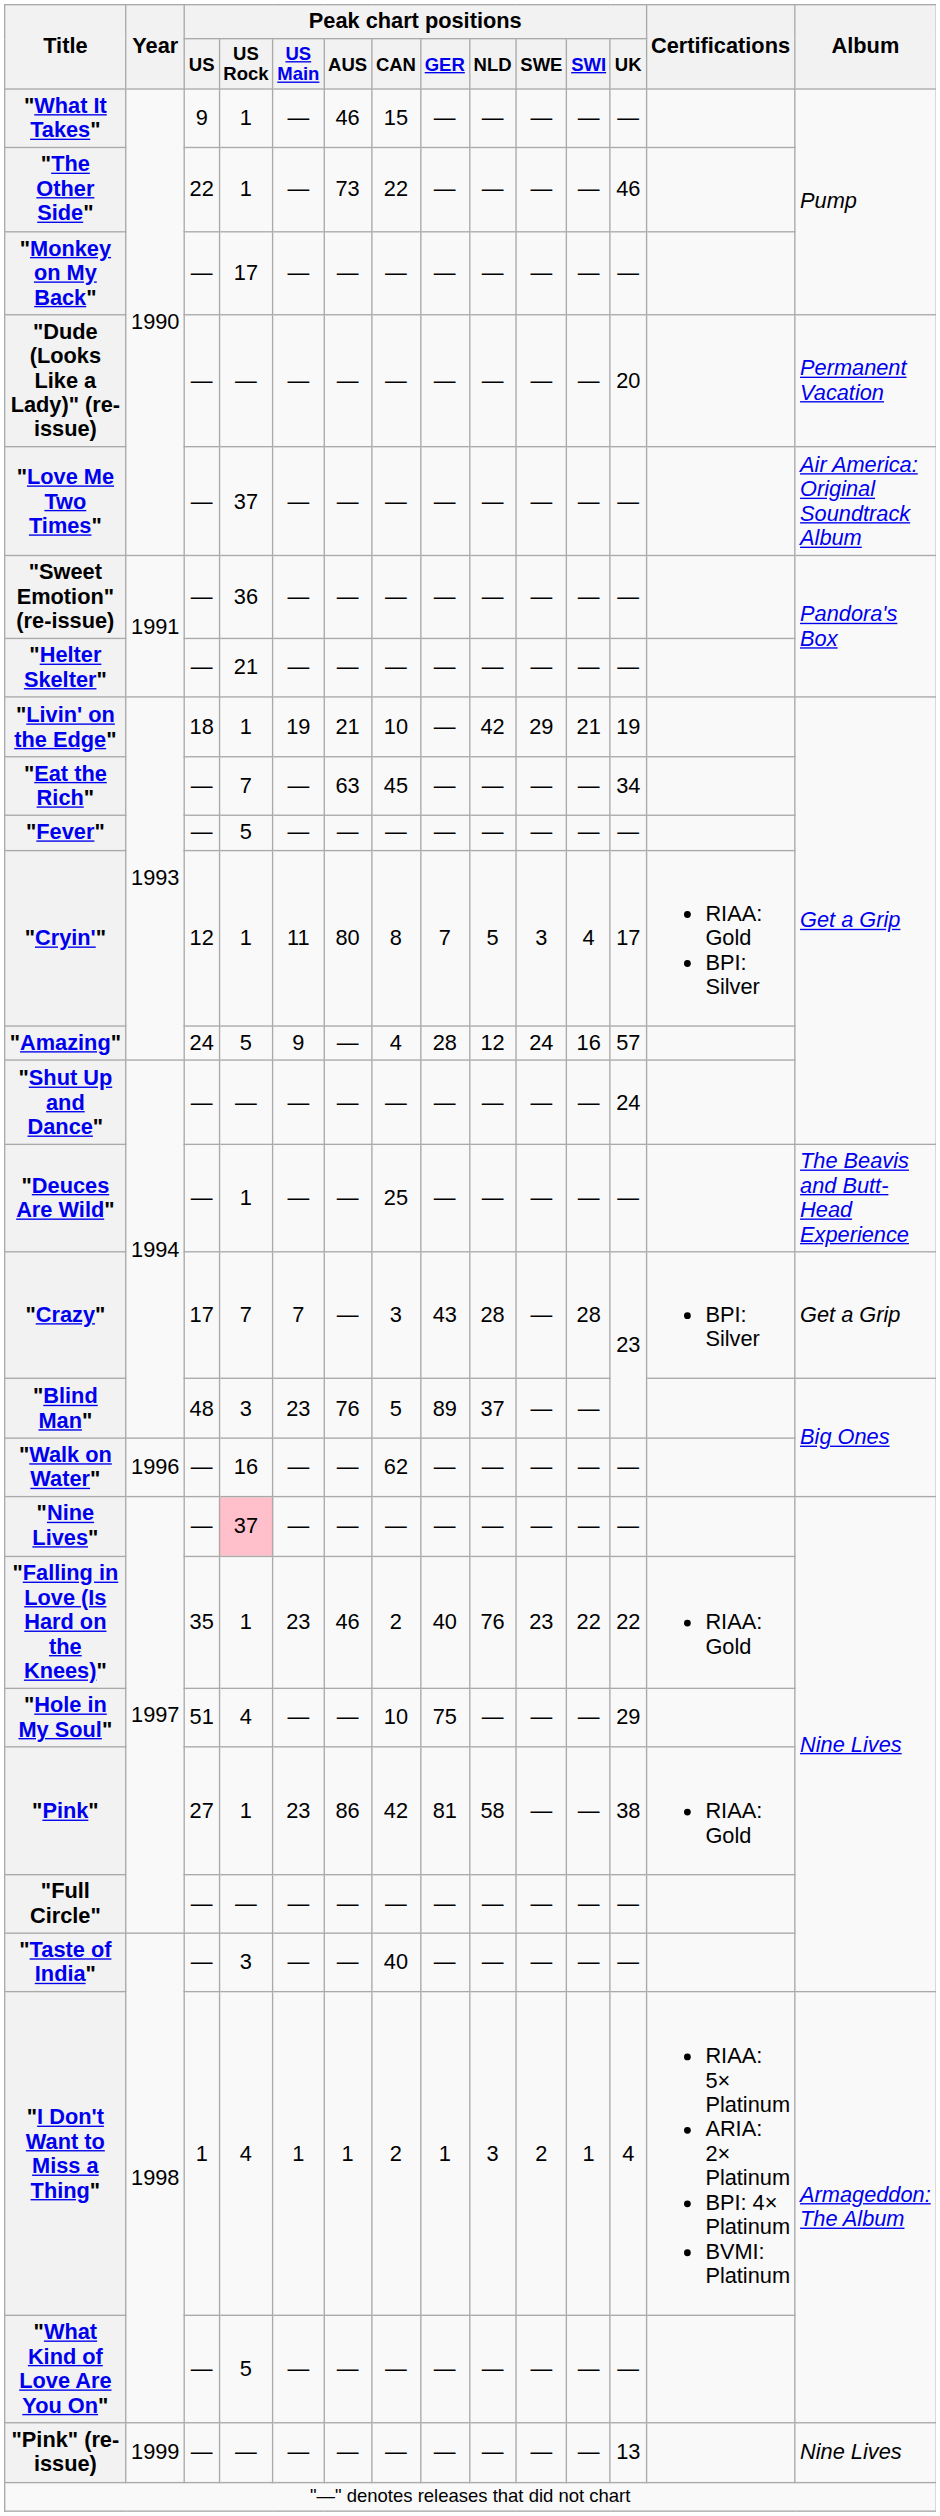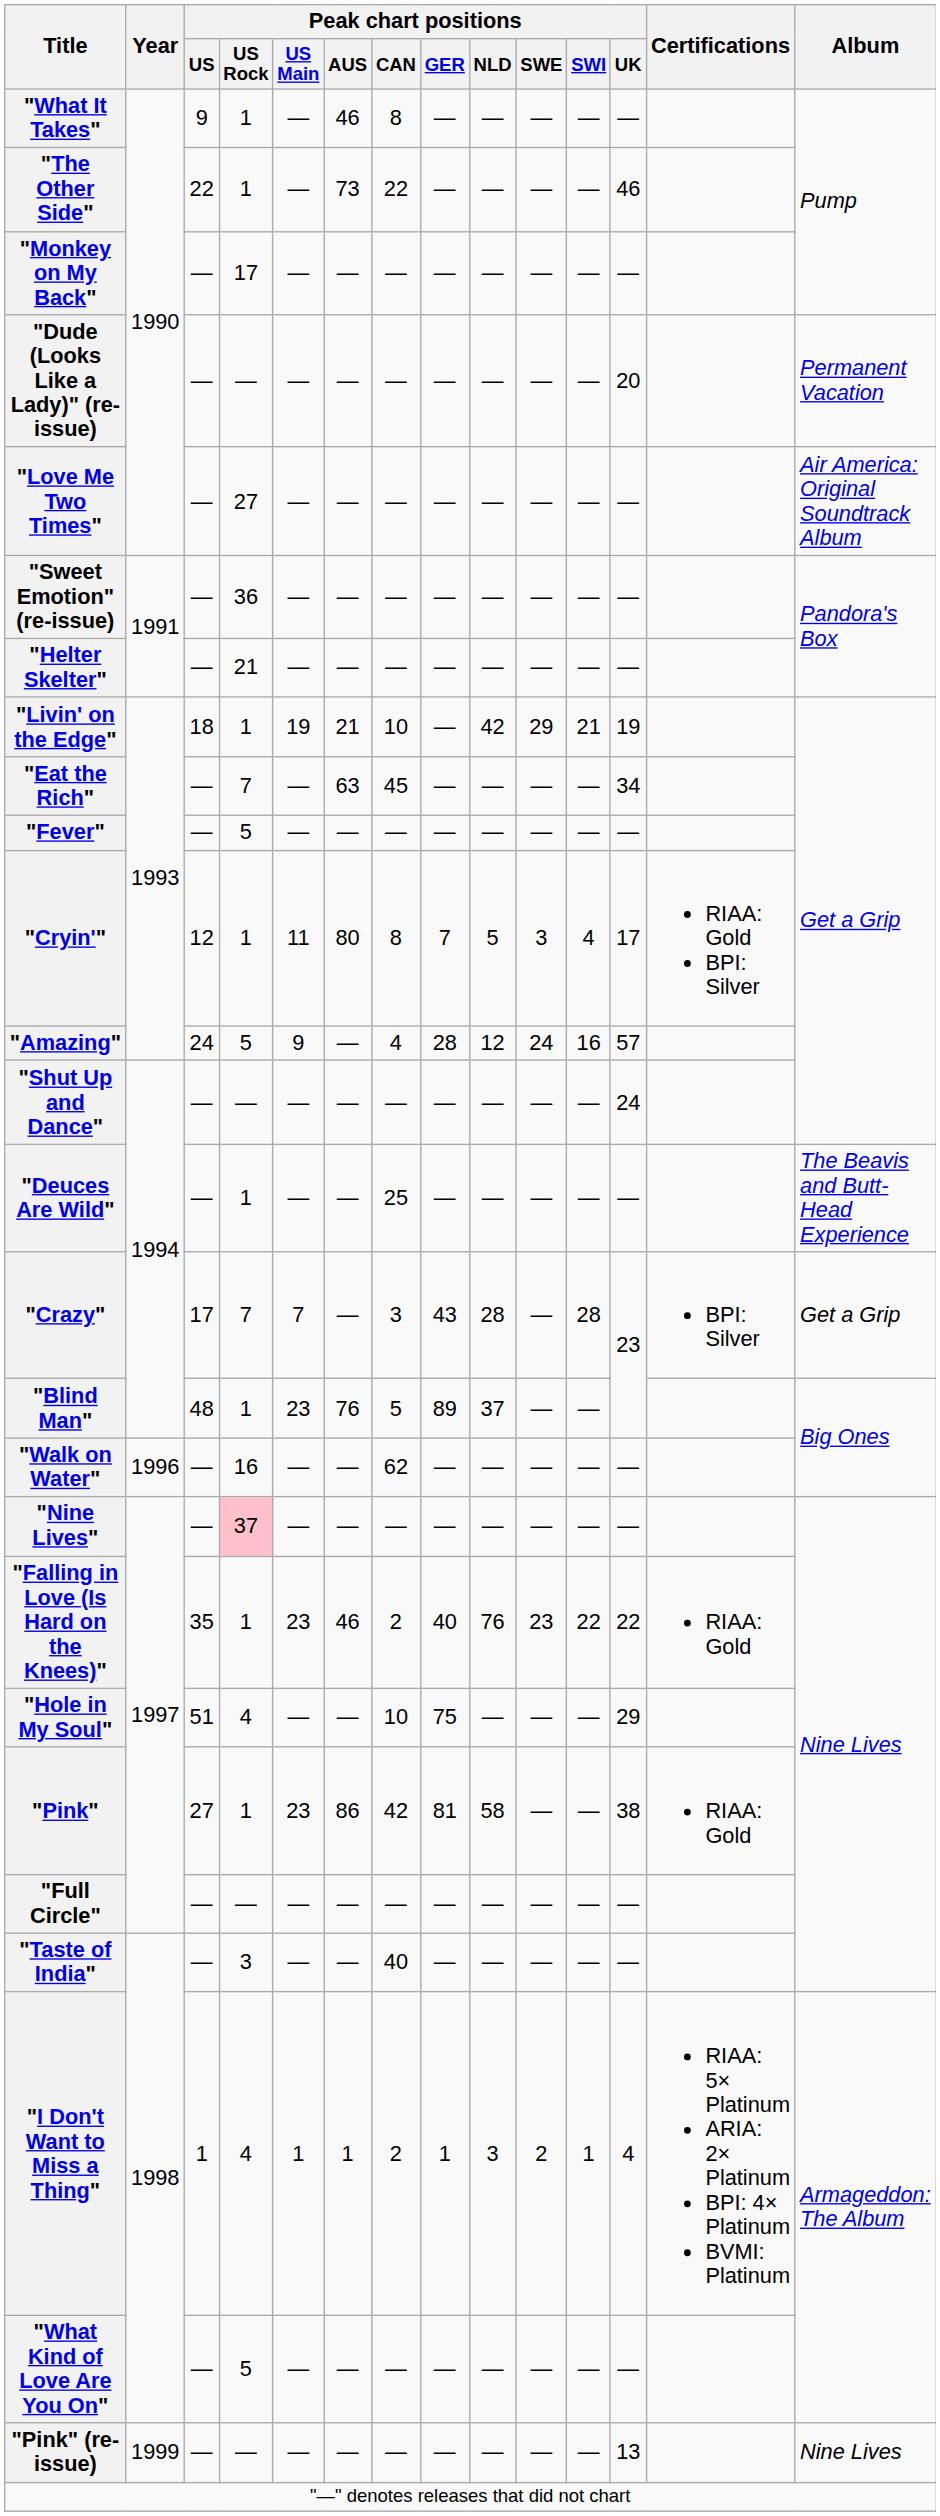(396, 118) 15 -> (396, 118) 8
(246, 500) 37 -> (246, 500) 27
(246, 1408) 3 -> (246, 1408) 1
